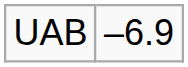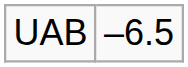(139, 31) –6.9 -> (139, 31) –6.5
